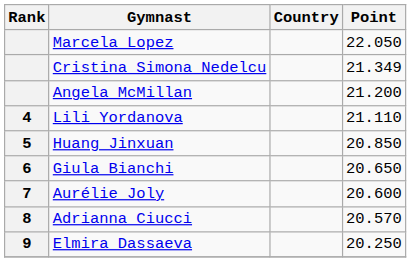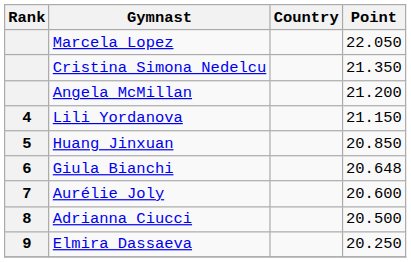(374, 68) 21.349 -> (374, 68) 21.350
(374, 118) 21.110 -> (374, 118) 21.150
(374, 168) 20.650 -> (374, 168) 20.648
(374, 219) 20.570 -> (374, 219) 20.500
